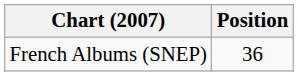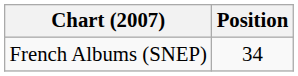(252, 53) 36 -> (252, 53) 34
